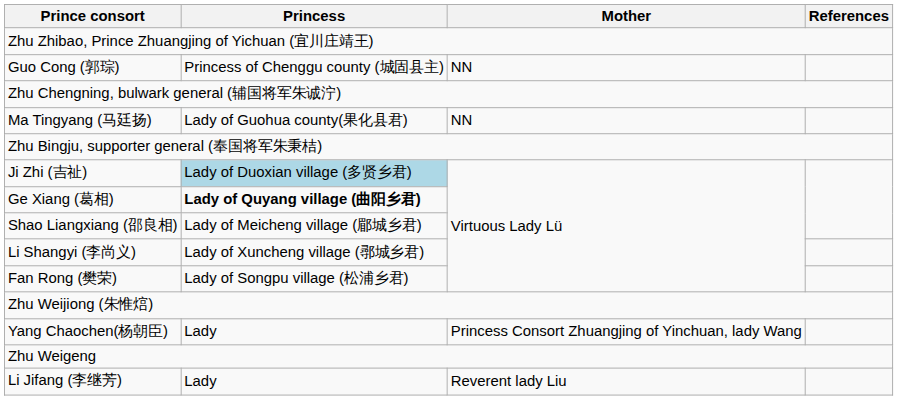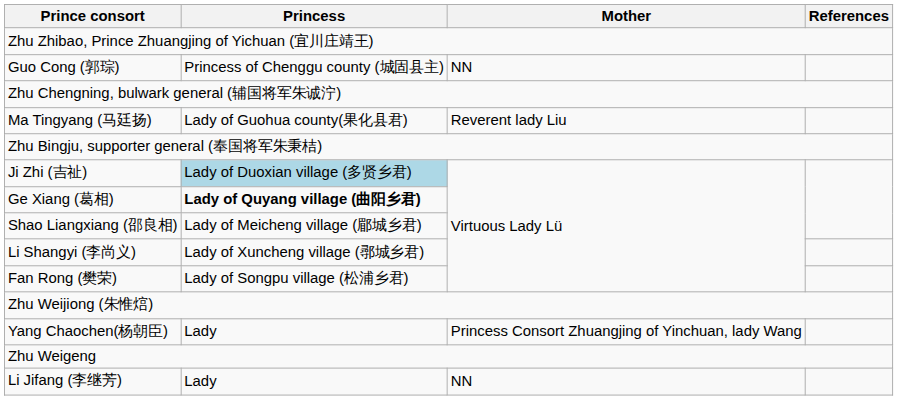(462, 120) NN -> (509, 120) Reverent lady Liu
(509, 381) Reverent lady Liu -> (462, 381) NN
